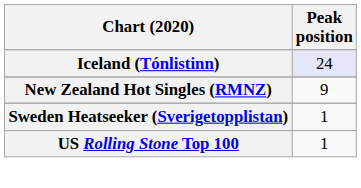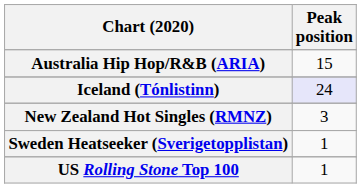+ row: (148, 63)
(324, 90) 9 -> (324, 116) 3
